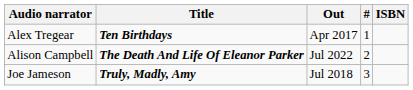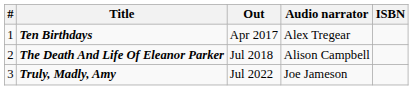columns swapped: (367, 14) <-> (50, 14)
(331, 54) Jul 2022 -> (251, 54) Jul 2018
(331, 74) Jul 2018 -> (251, 74) Jul 2022
